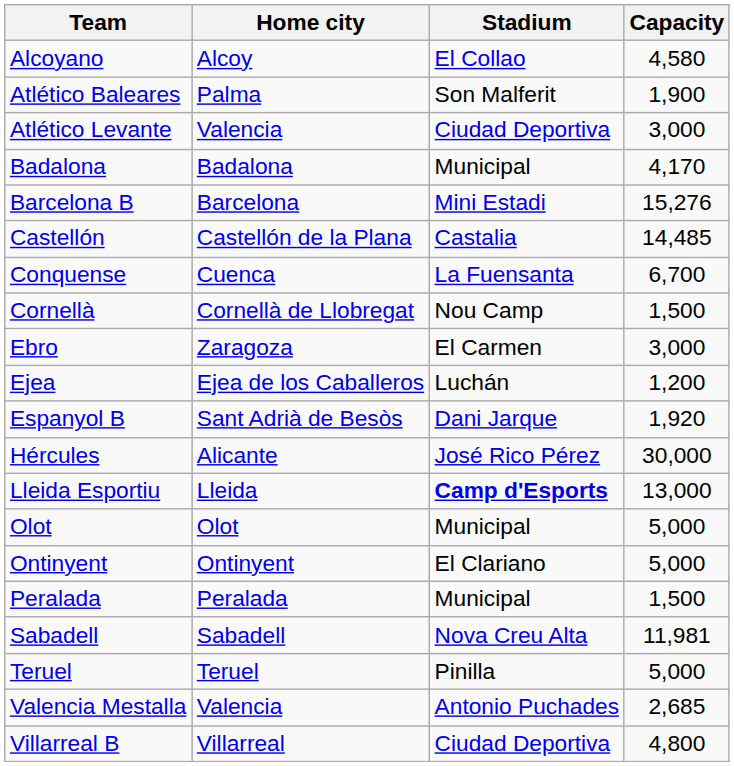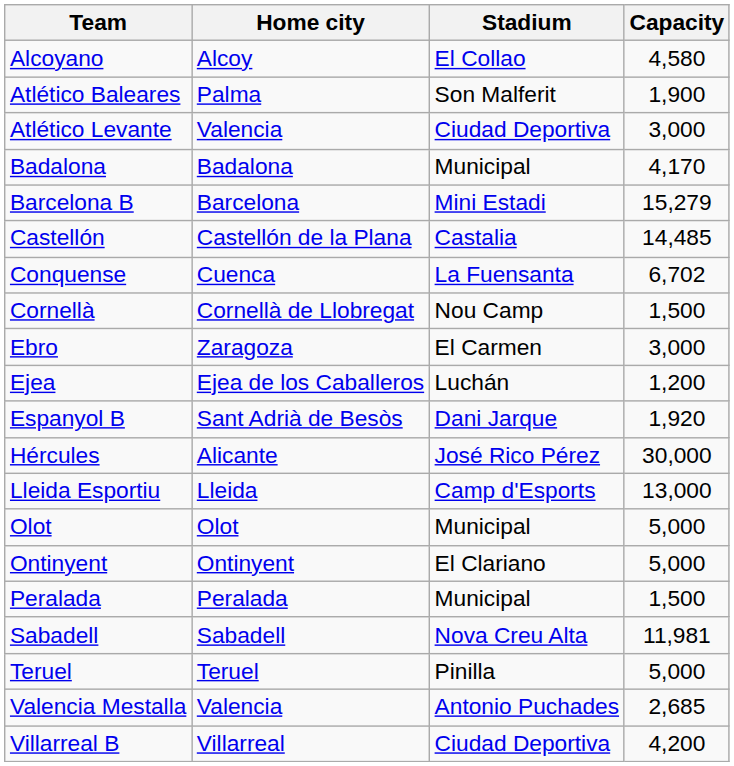(677, 202) 15,276 -> (677, 202) 15,279
(677, 274) 6,700 -> (677, 274) 6,702
(521, 490) bold -> (515, 490) normal
(677, 743) 4,800 -> (677, 743) 4,200
